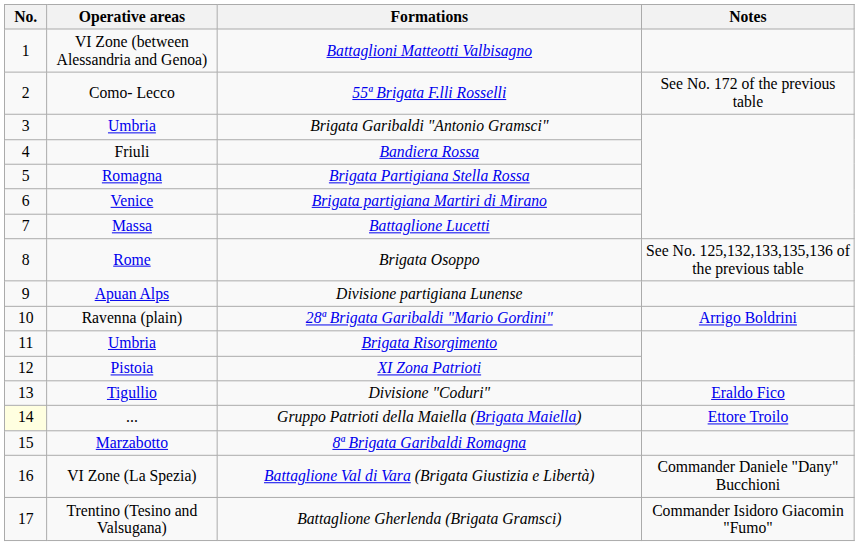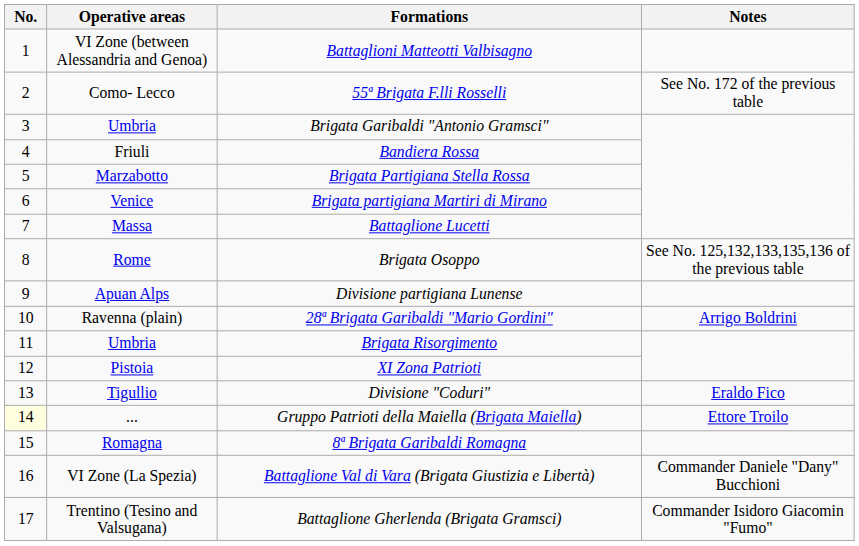(132, 176) Romagna -> (132, 176) Marzabotto
(132, 442) Marzabotto -> (132, 442) Romagna
